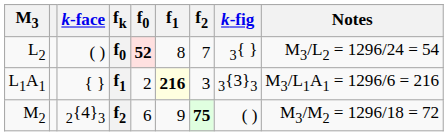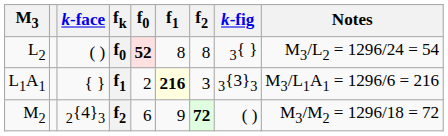(206, 51) 7 -> (206, 51) 8
(202, 115) 75 -> (202, 115) 72
